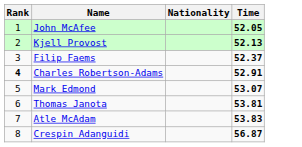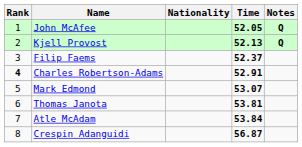+ column: (281, 12)
(248, 119) 53.83 -> (248, 119) 53.84
